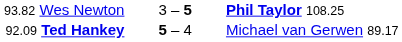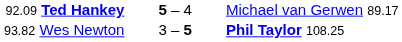rows swapped: (65, 30) <-> (64, 10)
